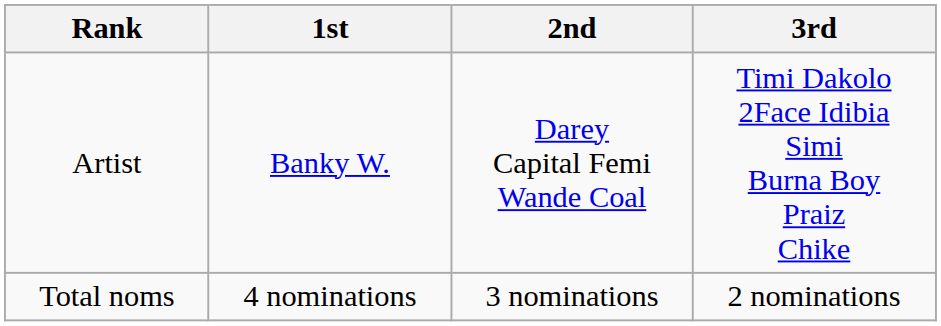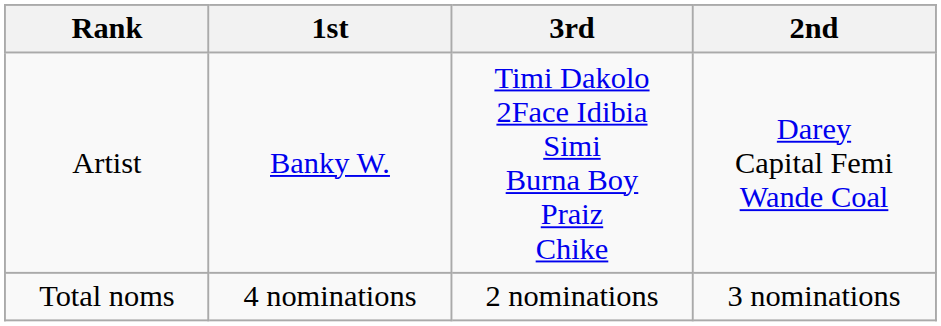columns swapped: (572, 28) <-> (814, 28)
